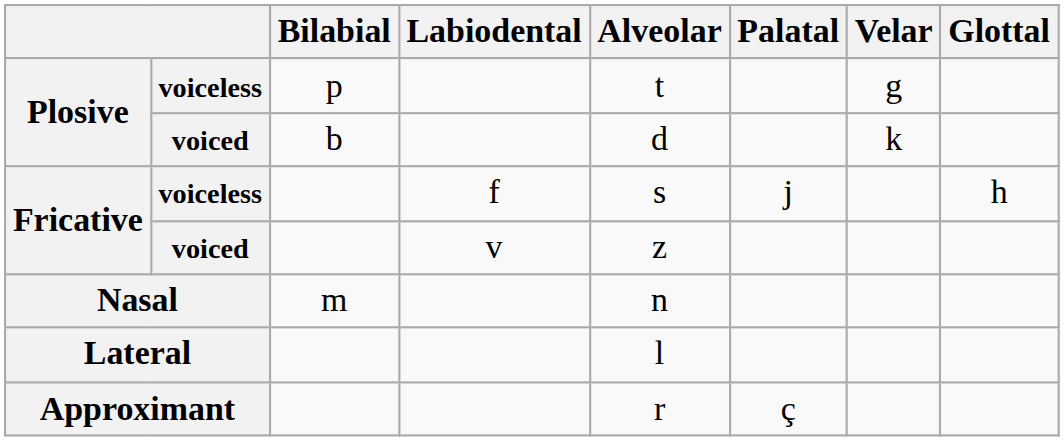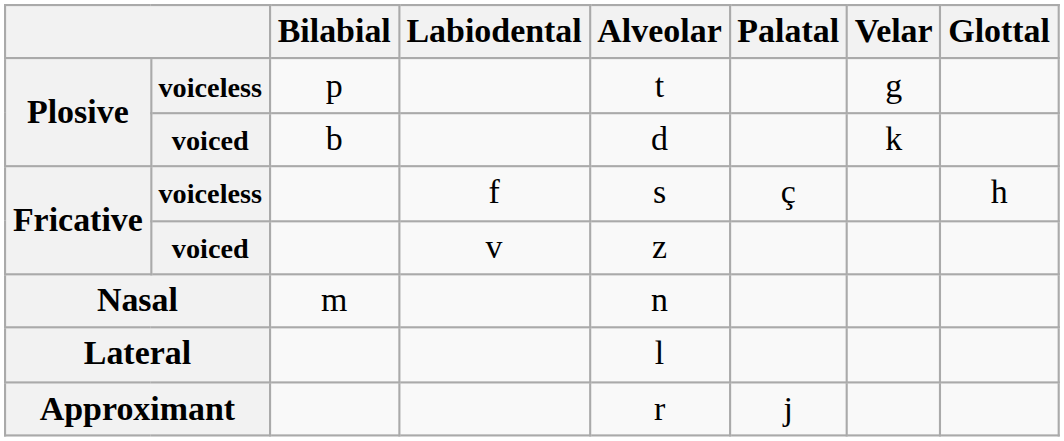(788, 192) j -> (788, 192) ç
(788, 407) ç -> (788, 407) j
